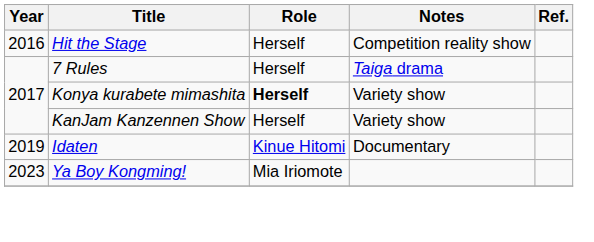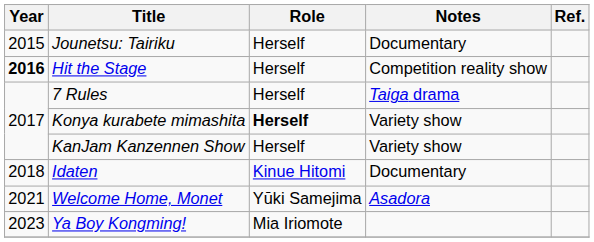+ row: (113, 43)
(26, 43) normal -> (26, 69) bold
(26, 146) 2019 -> (26, 172) 2018
+ row: (137, 198)
